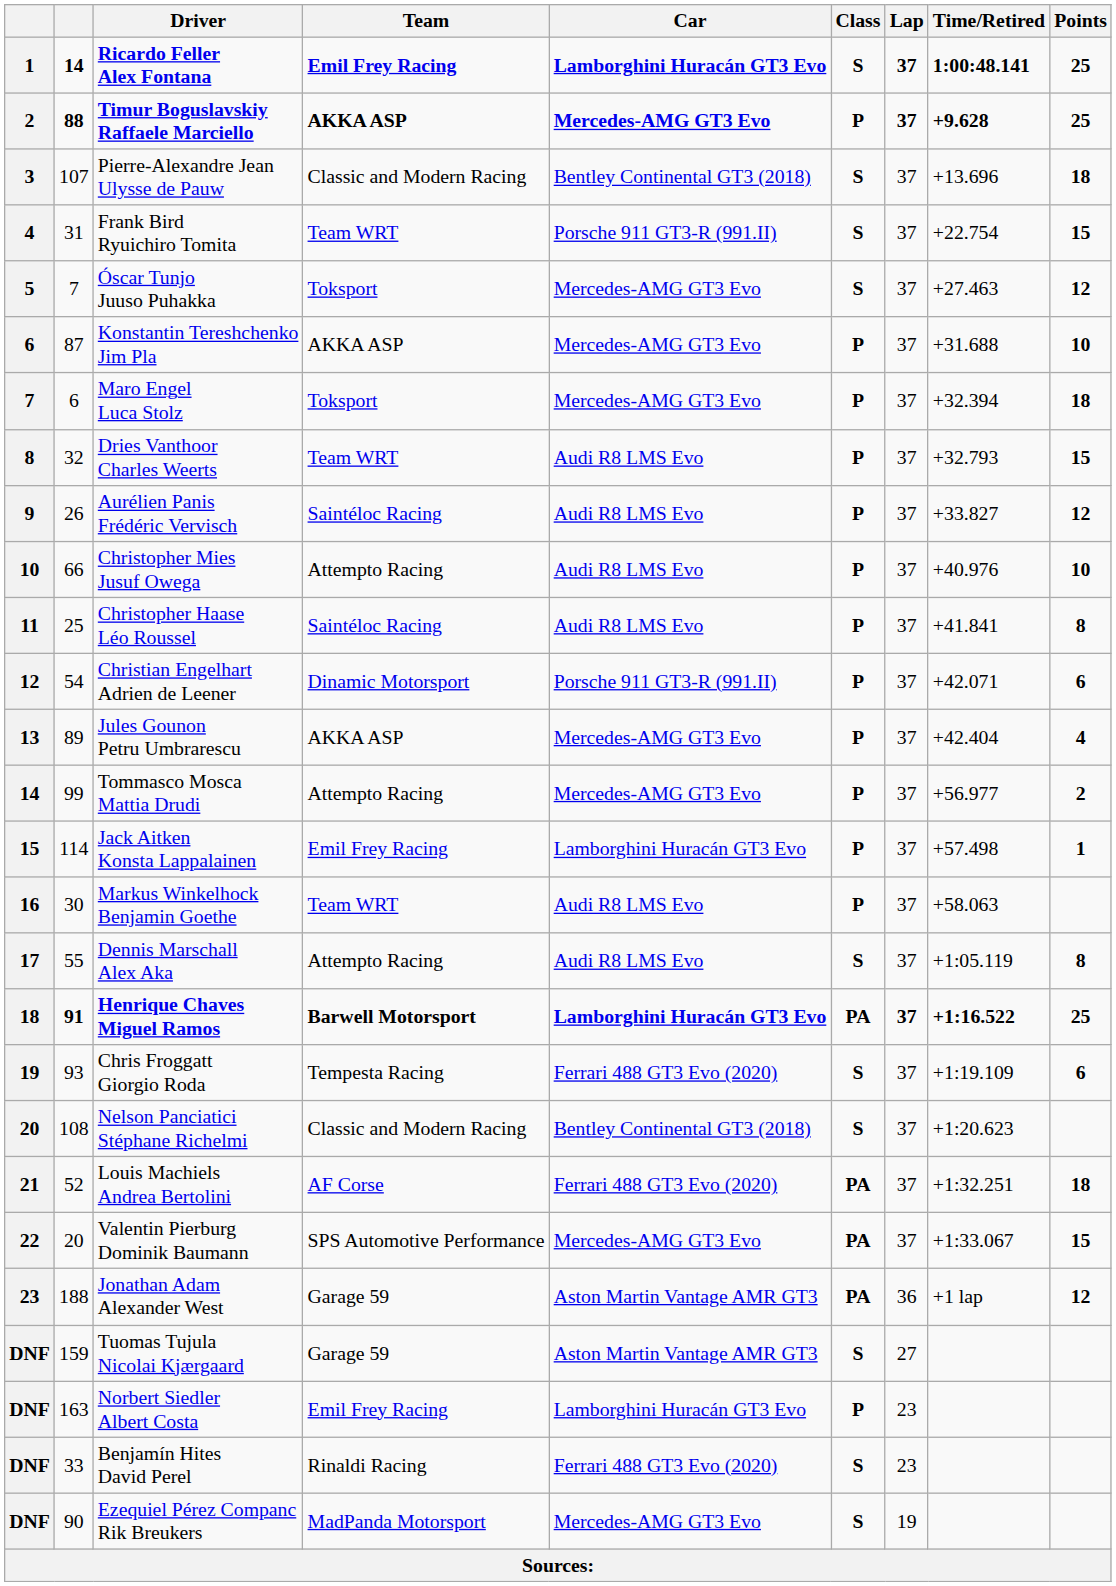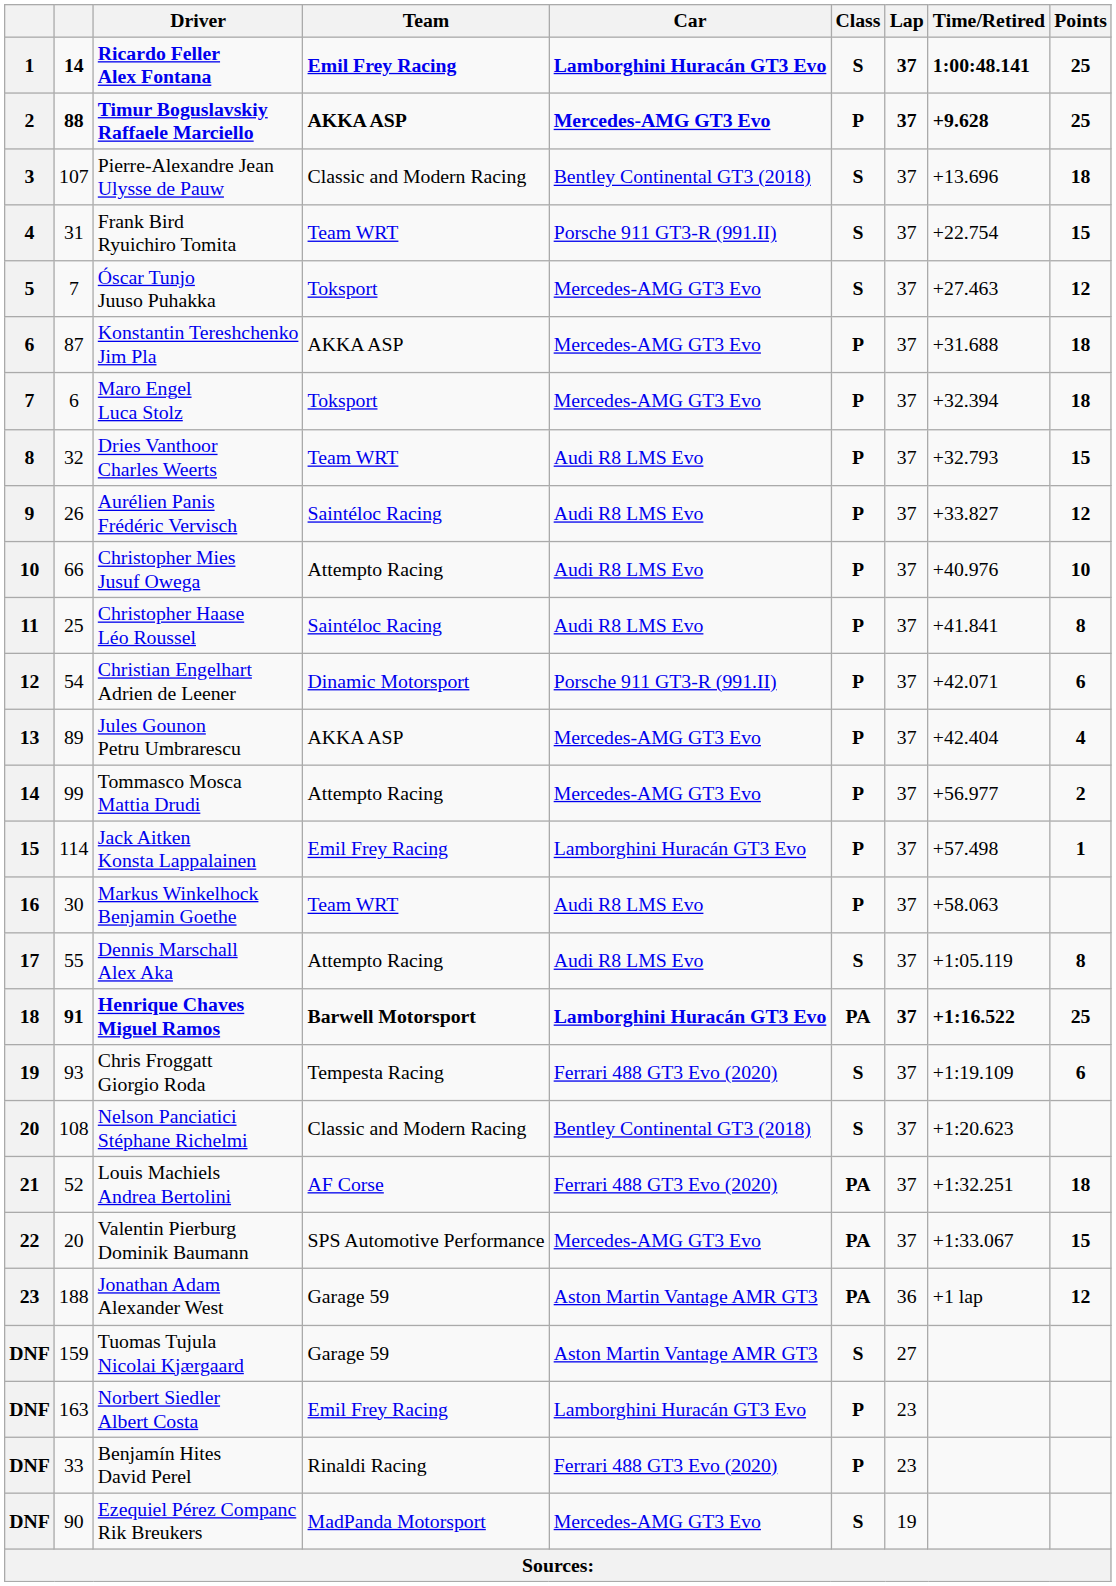(1081, 345) 10 -> (1081, 345) 18
(858, 1464) S -> (858, 1464) P
